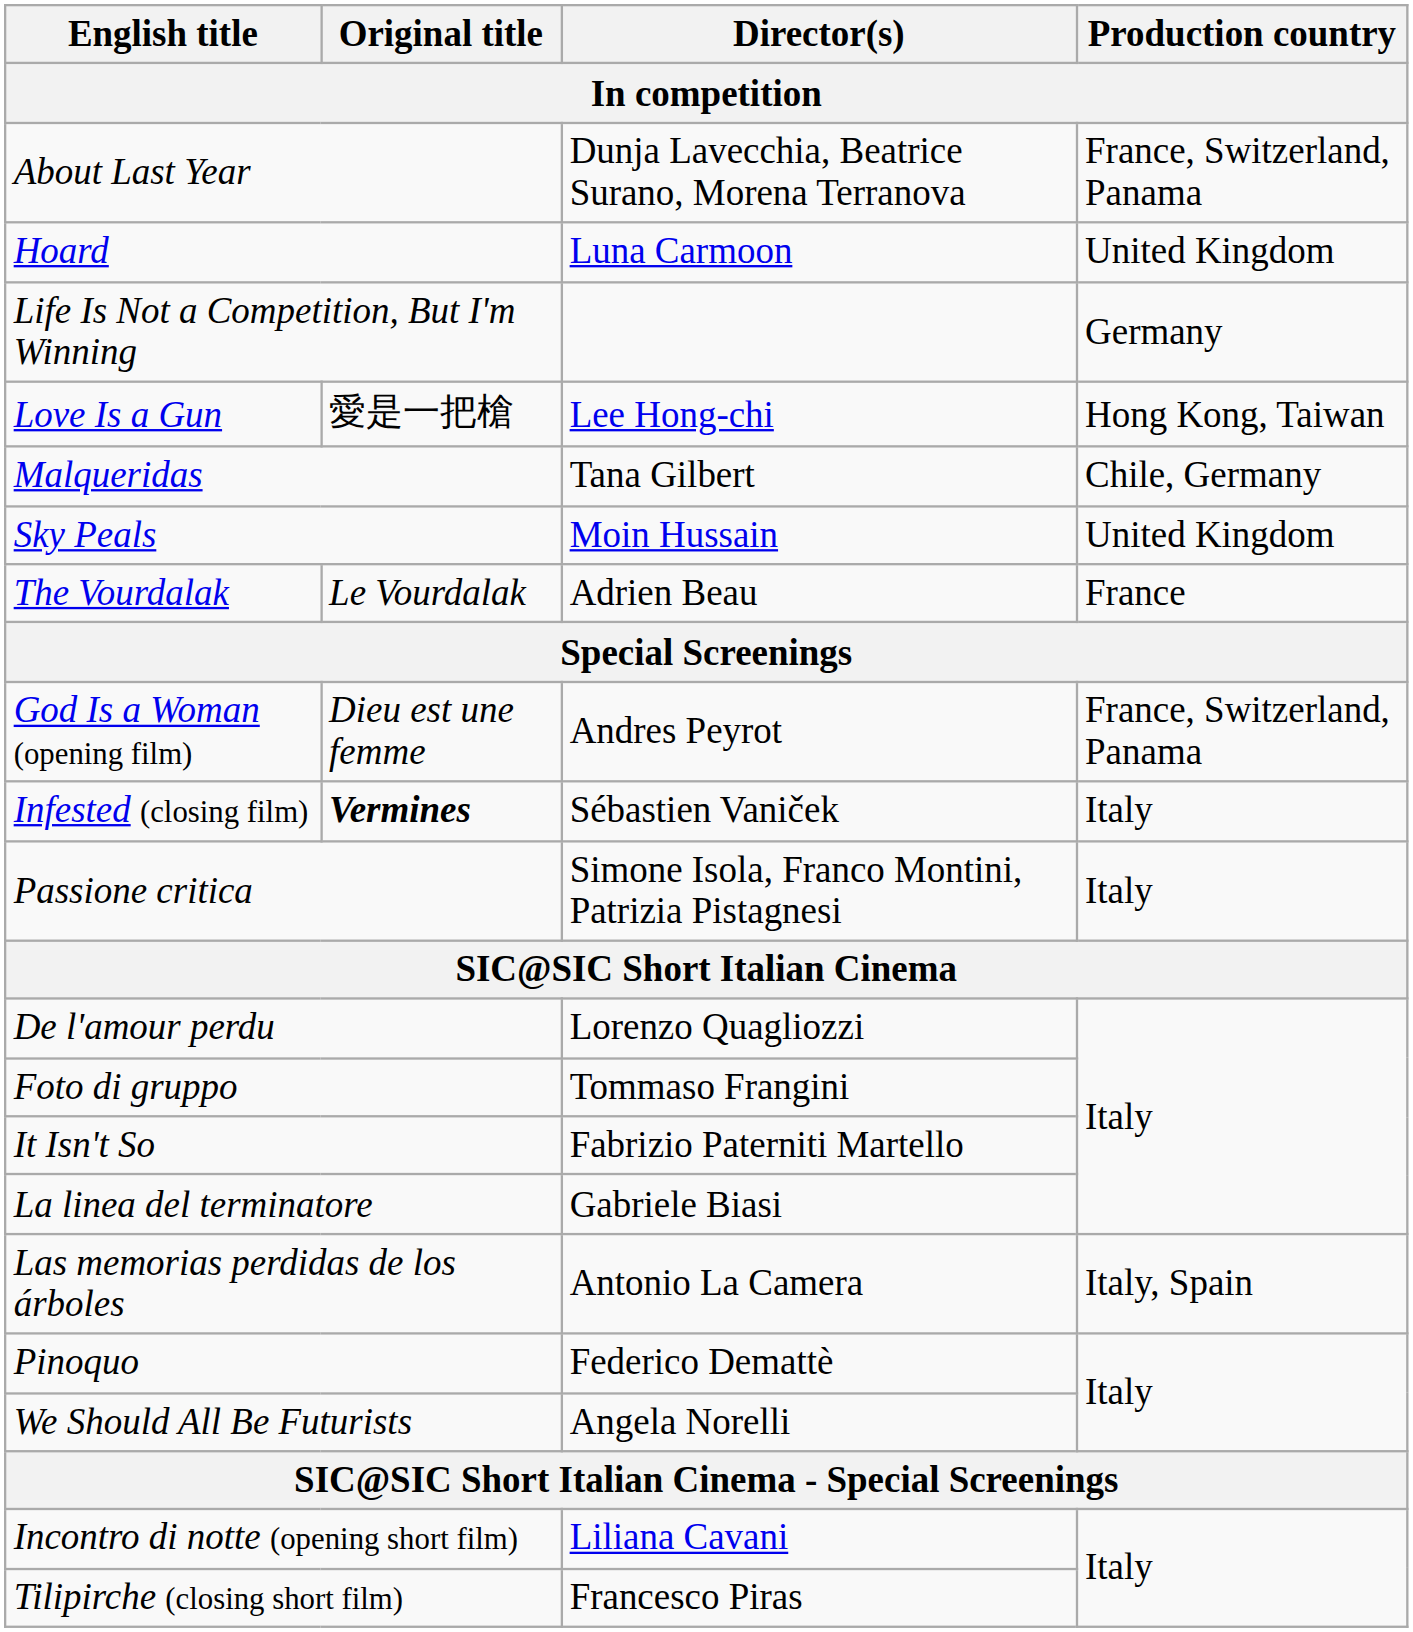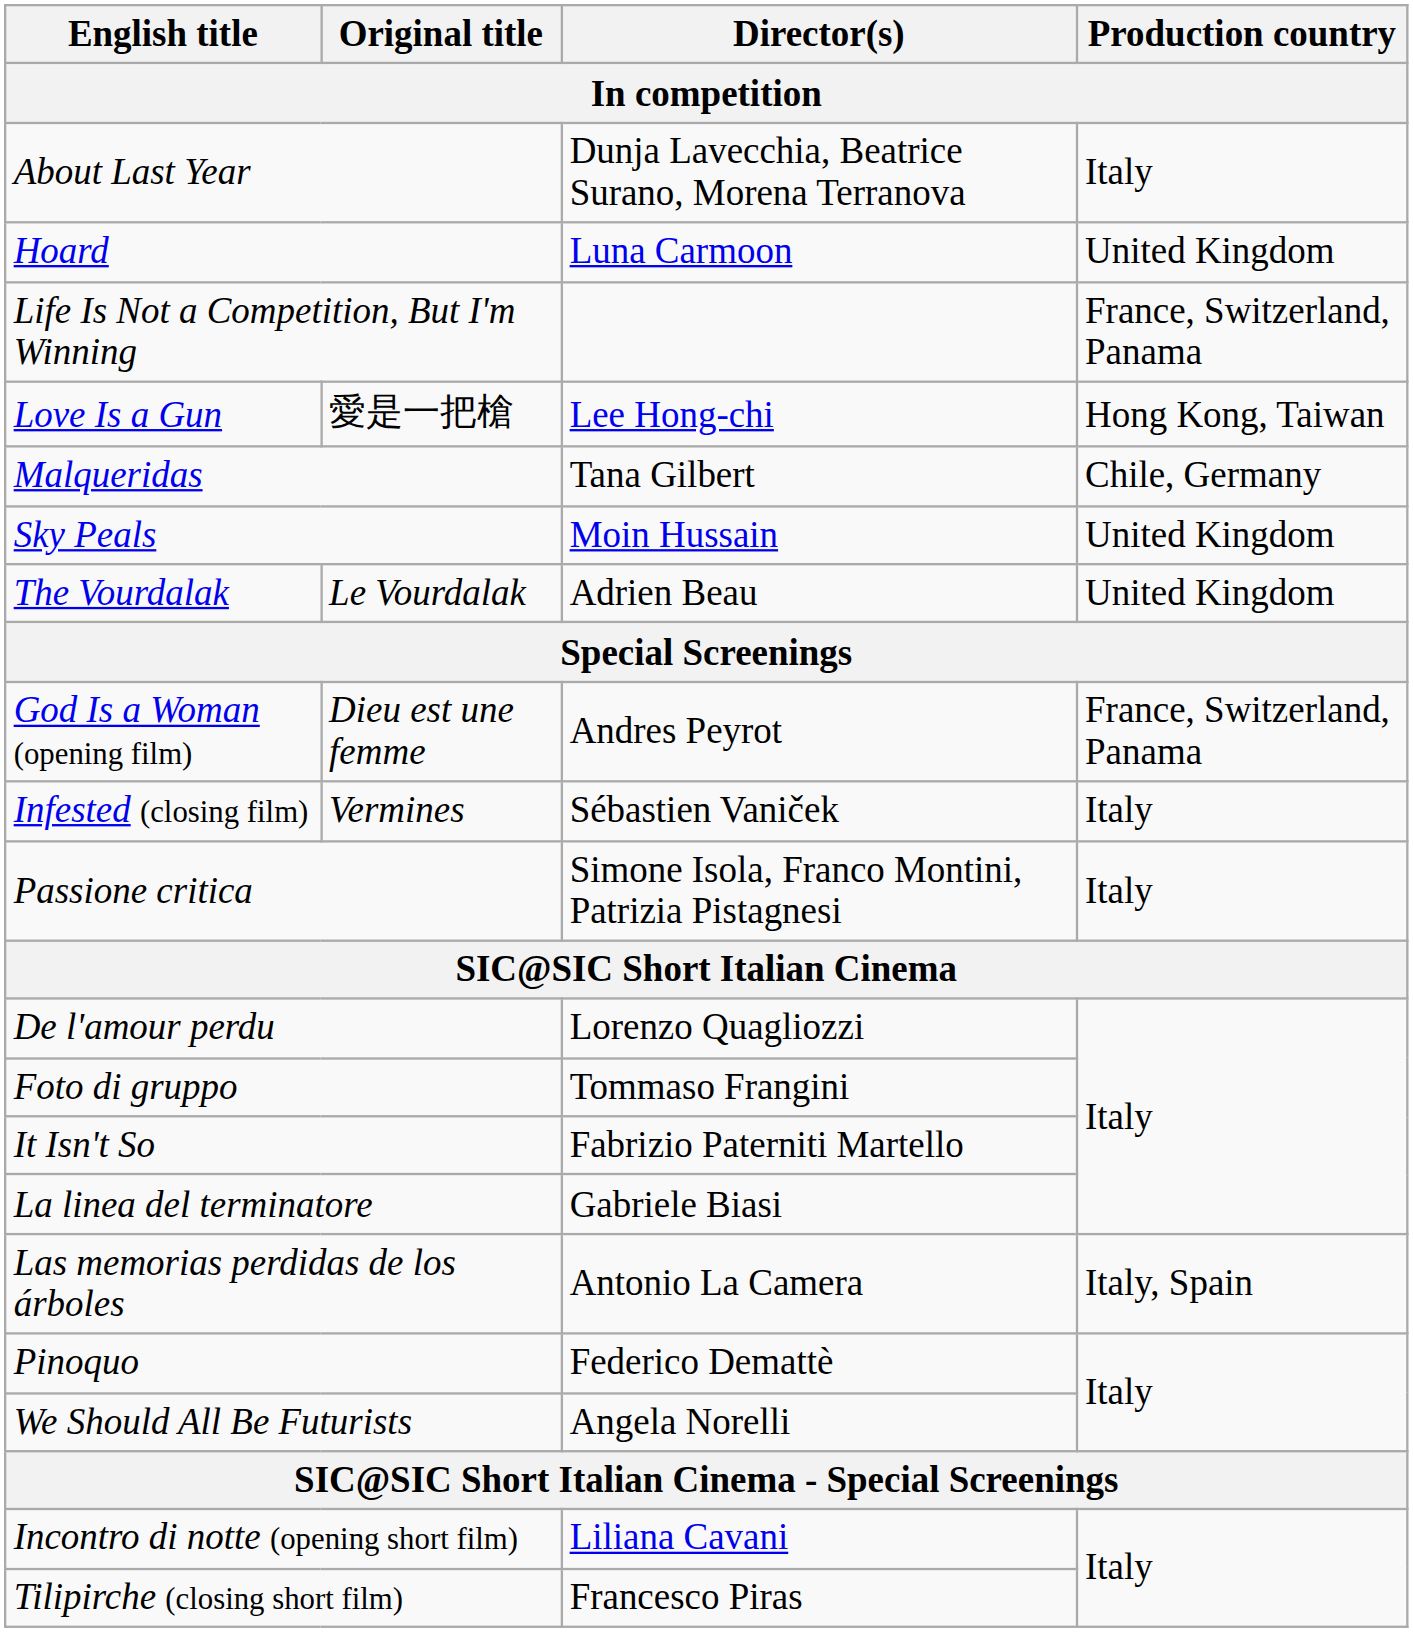(1237, 171) France, Switzerland, Panama -> (1119, 171) Italy
(1154, 330) Germany -> (1237, 330) France, Switzerland, Panama
(1135, 592) France -> (1210, 592) United Kingdom
(400, 810) bold -> (397, 810) normal
